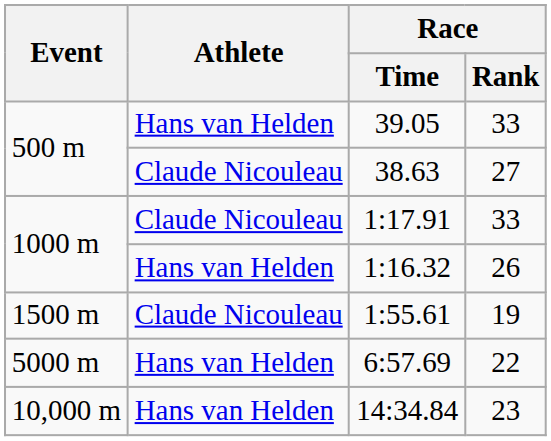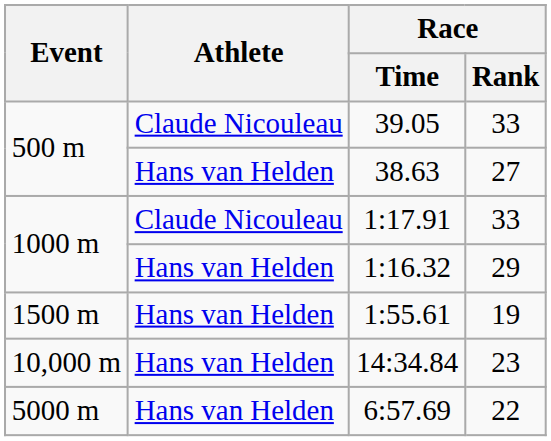(234, 124) Hans van Helden -> (239, 124) Claude Nicouleau
(239, 171) Claude Nicouleau -> (234, 171) Hans van Helden
(506, 267) 26 -> (506, 267) 29
(239, 315) Claude Nicouleau -> (234, 315) Hans van Helden
rows swapped: (407, 362) <-> (407, 410)
